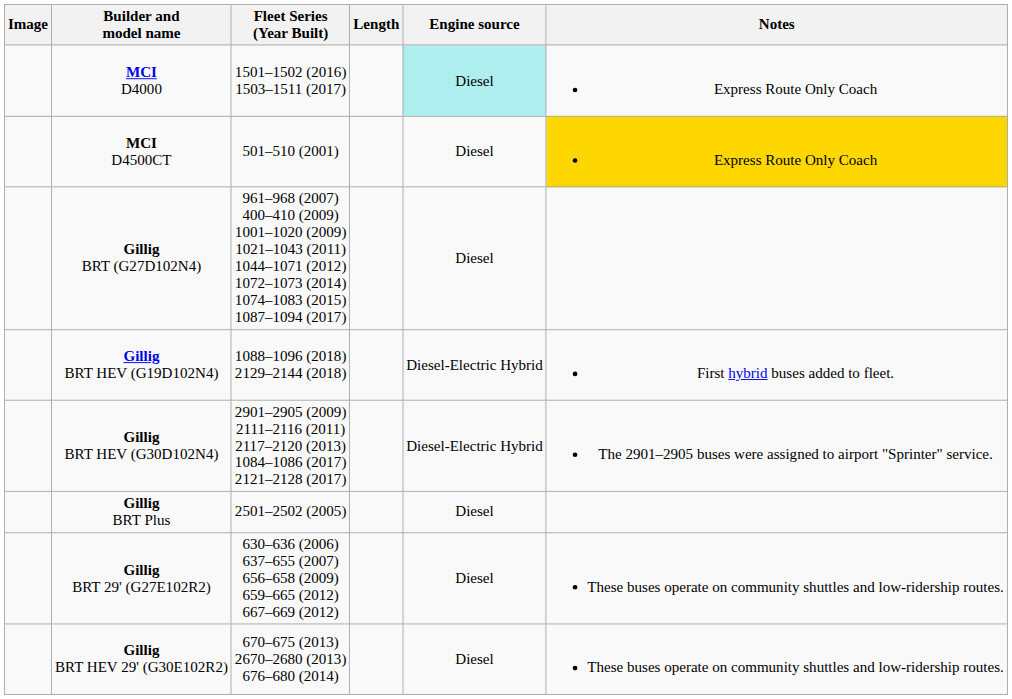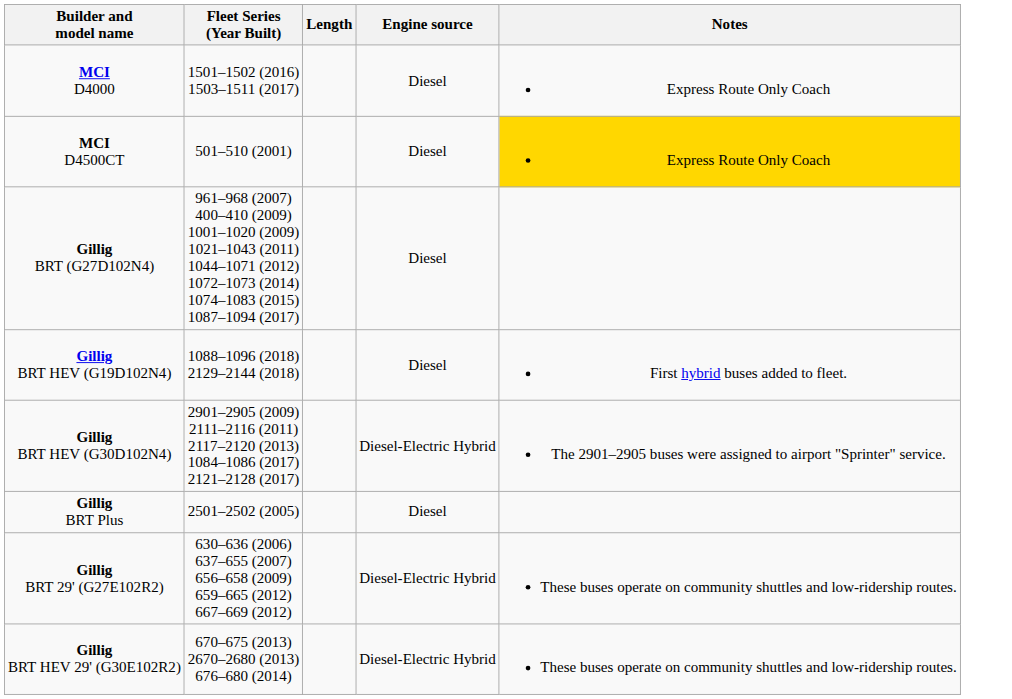- column: (28, 24)
(475, 80) paleturquoise background -> (427, 80) no background
(475, 364) Diesel-Electric Hybrid -> (427, 364) Diesel
(475, 578) Diesel -> (427, 578) Diesel-Electric Hybrid
(475, 659) Diesel -> (427, 659) Diesel-Electric Hybrid
